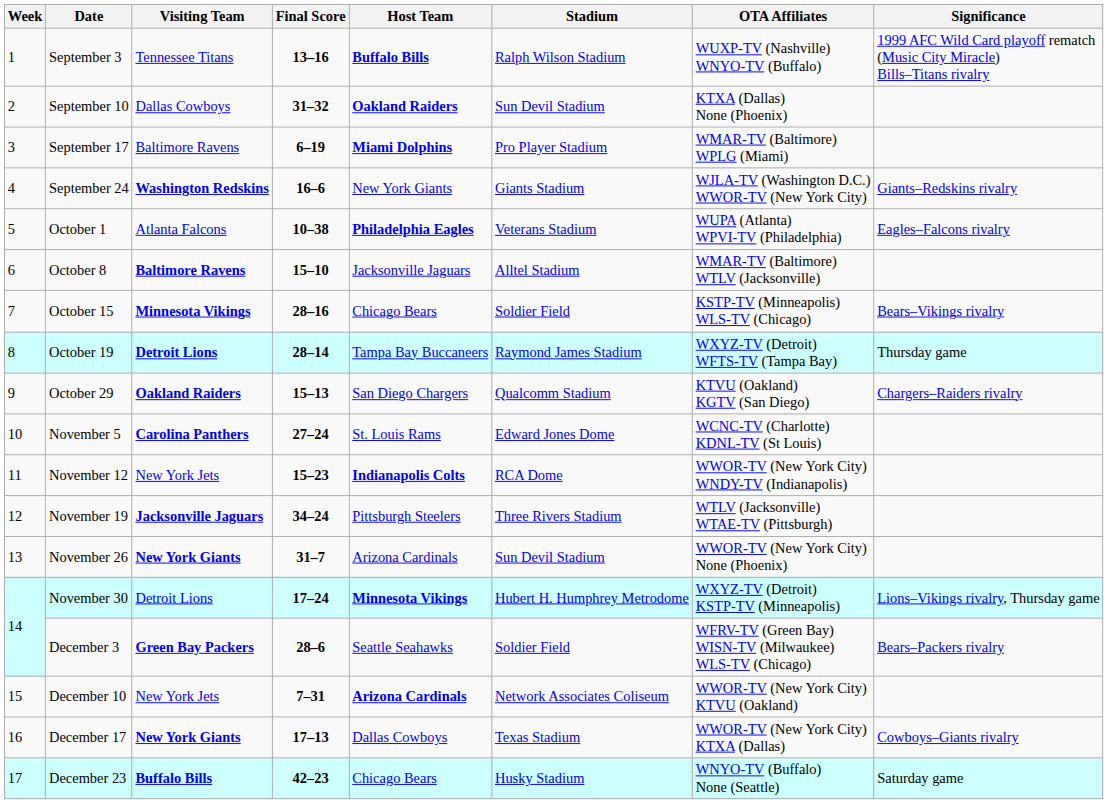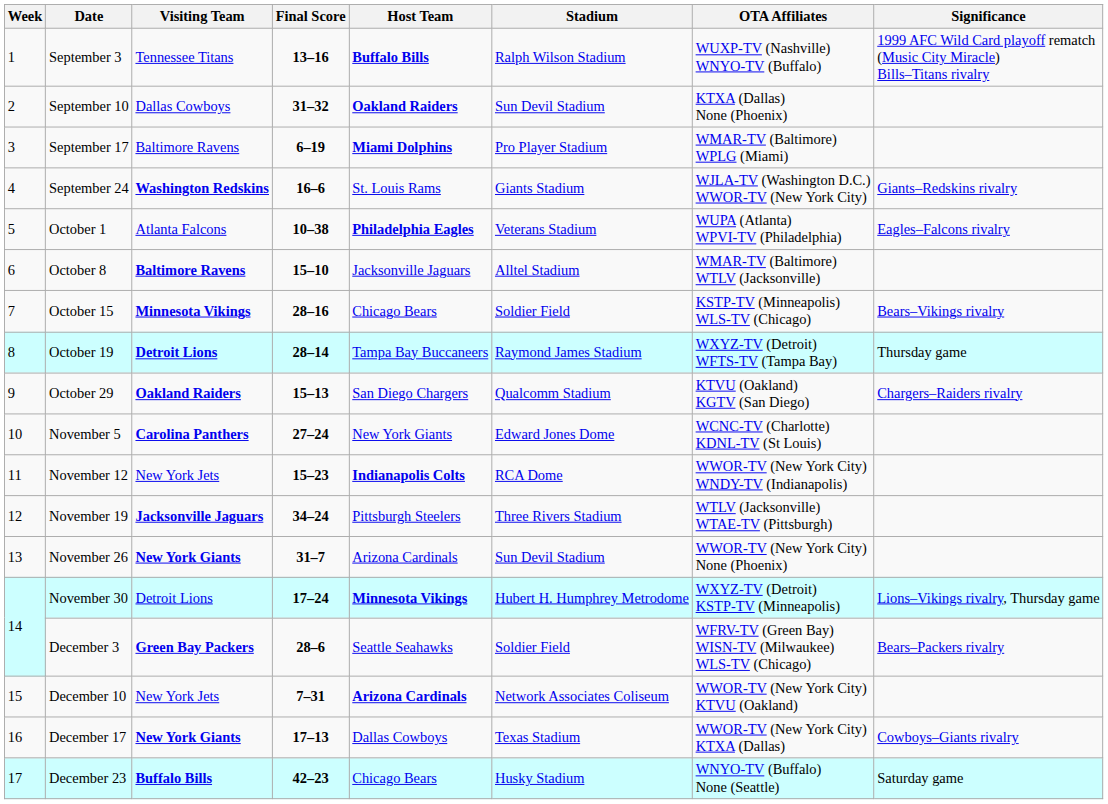(402, 188) New York Giants -> (397, 188) St. Louis Rams
(397, 434) St. Louis Rams -> (402, 434) New York Giants
